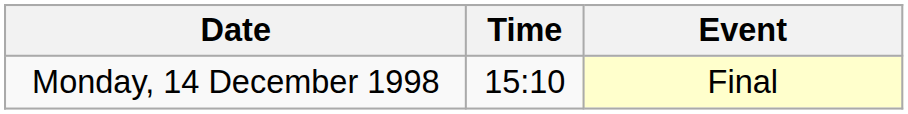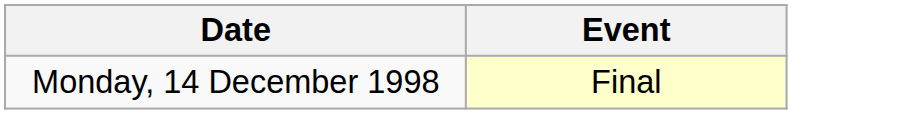- column: (525, 30)
